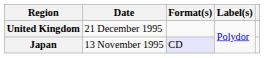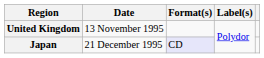(123, 28) 21 December 1995 -> (124, 28) 13 November 1995
(124, 45) 13 November 1995 -> (123, 45) 21 December 1995
